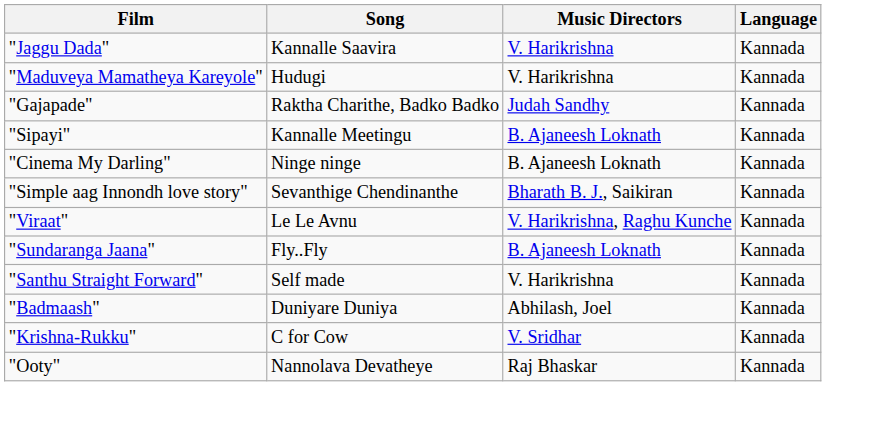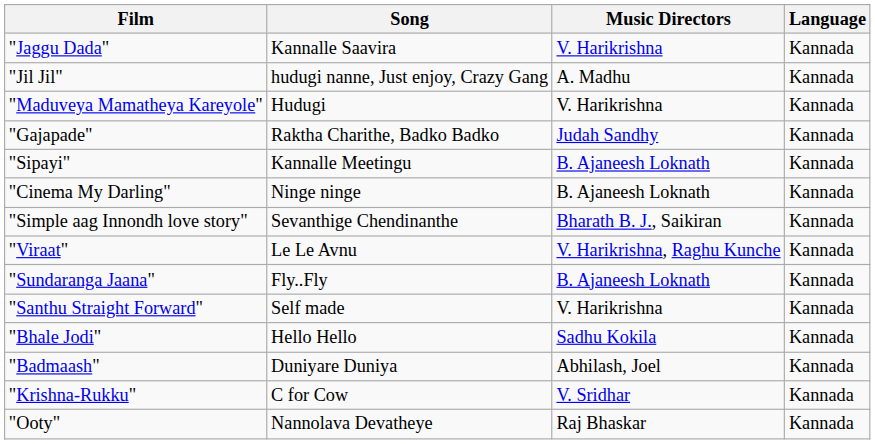+ row: (36, 76)
+ row: (55, 337)
